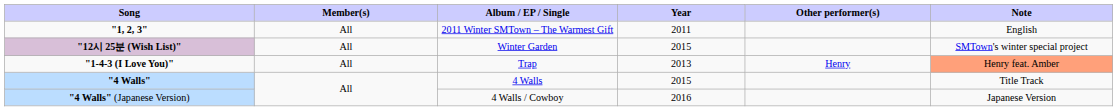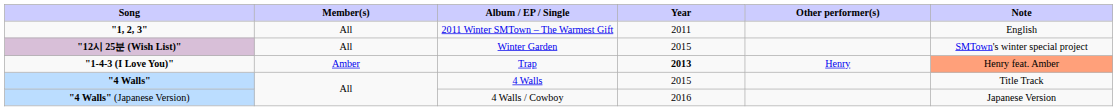(346, 64) All -> (346, 64) Amber
(681, 64) normal -> (681, 64) bold
